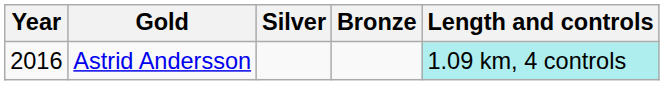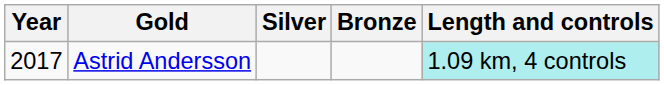(36, 60) 2016 -> (36, 60) 2017
